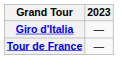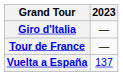+ row: (47, 63)
